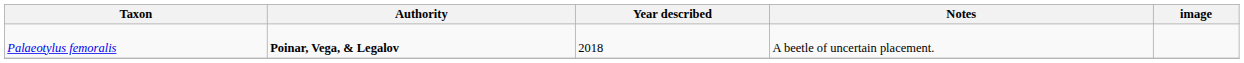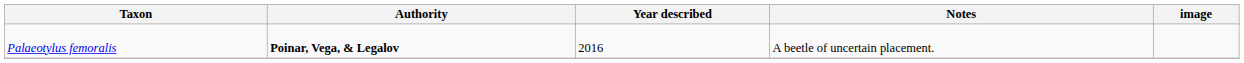(591, 48) 2018 -> (591, 48) 2016
